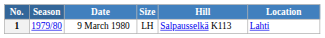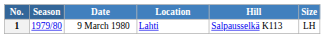columns swapped: (284, 11) <-> (147, 11)
